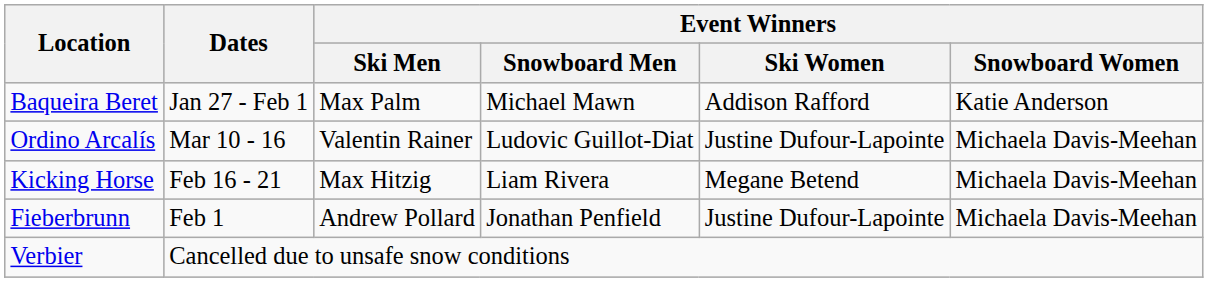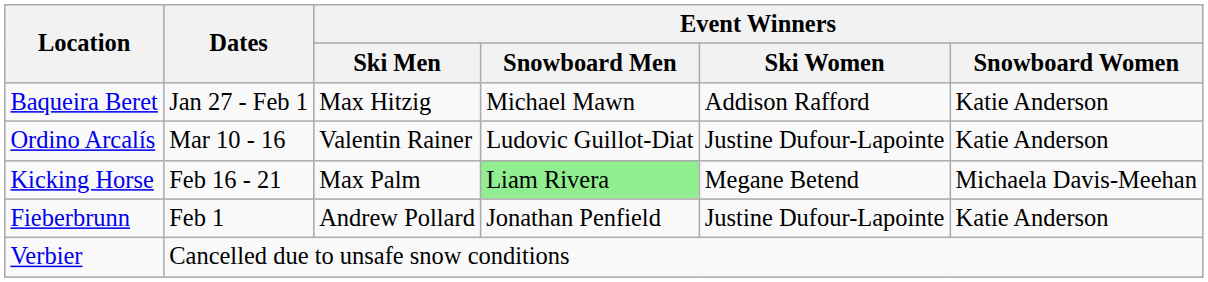(370, 101) Max Palm -> (375, 101) Max Hitzig
(1076, 140) Michaela Davis-Meehan -> (1032, 140) Katie Anderson
(375, 179) Max Hitzig -> (370, 179) Max Palm
(548, 179) no background -> (548, 179) lightgreen background
(1076, 218) Michaela Davis-Meehan -> (1032, 218) Katie Anderson
